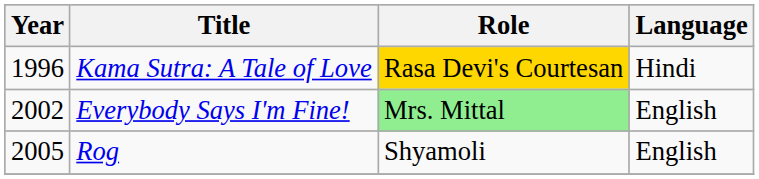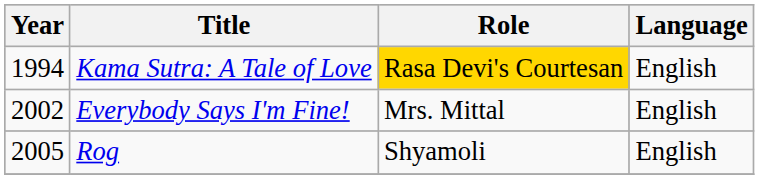(38, 67) 1996 -> (38, 67) 1994
(666, 67) Hindi -> (676, 67) English
(444, 109) lightgreen background -> (444, 109) no background
